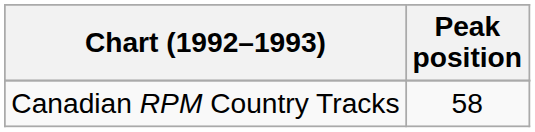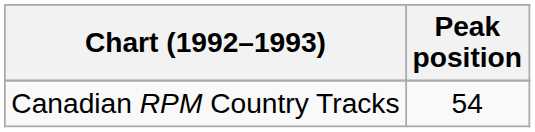(467, 103) 58 -> (467, 103) 54
